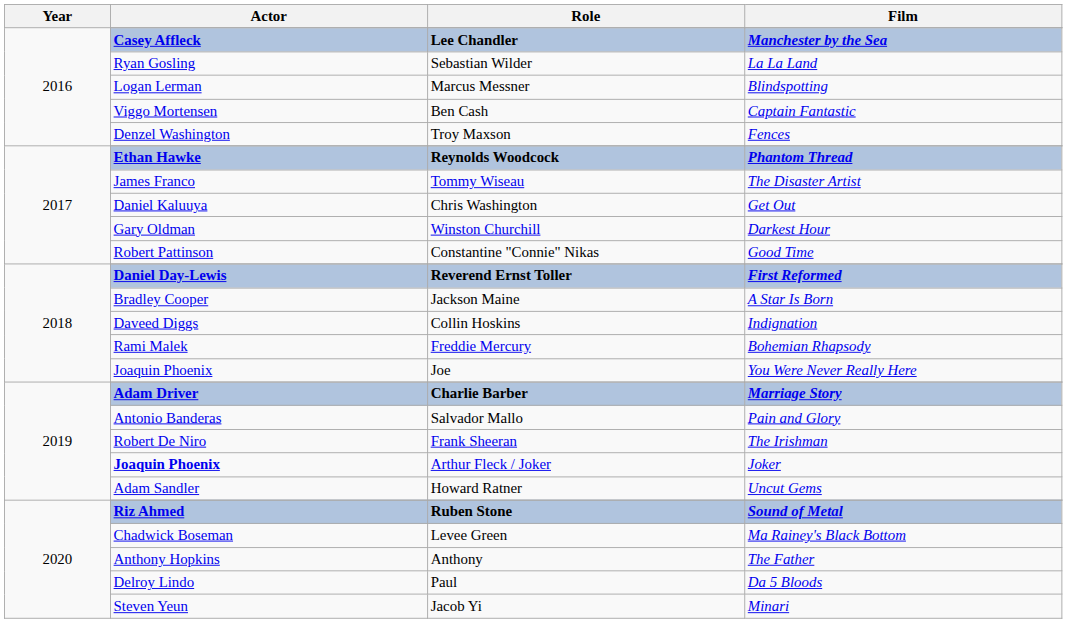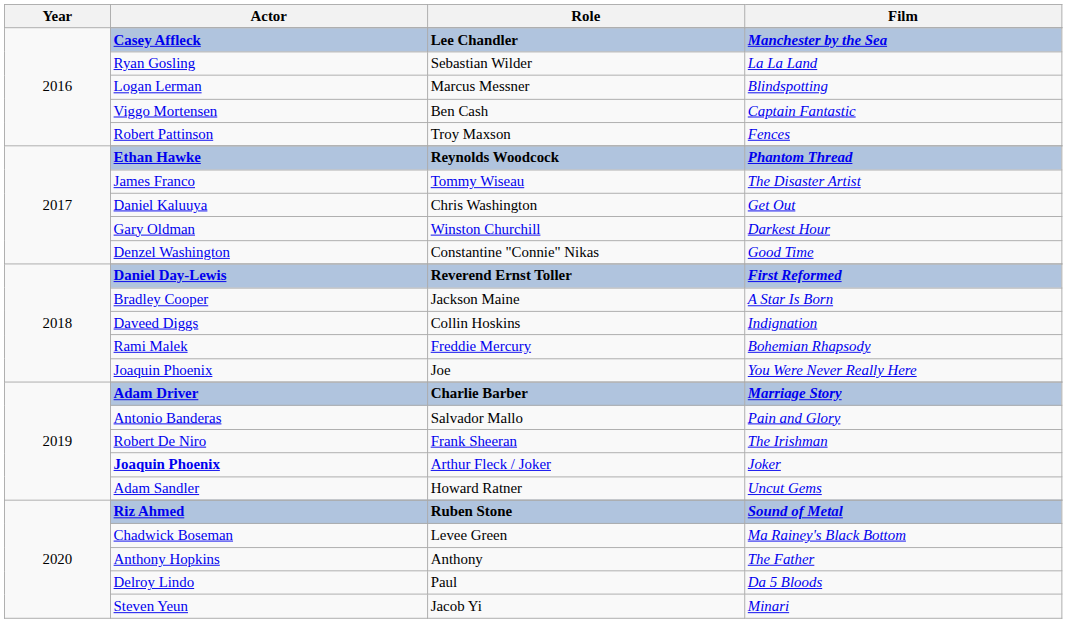(172, 134) Denzel Washington -> (163, 134) Robert Pattinson
(163, 252) Robert Pattinson -> (172, 252) Denzel Washington
